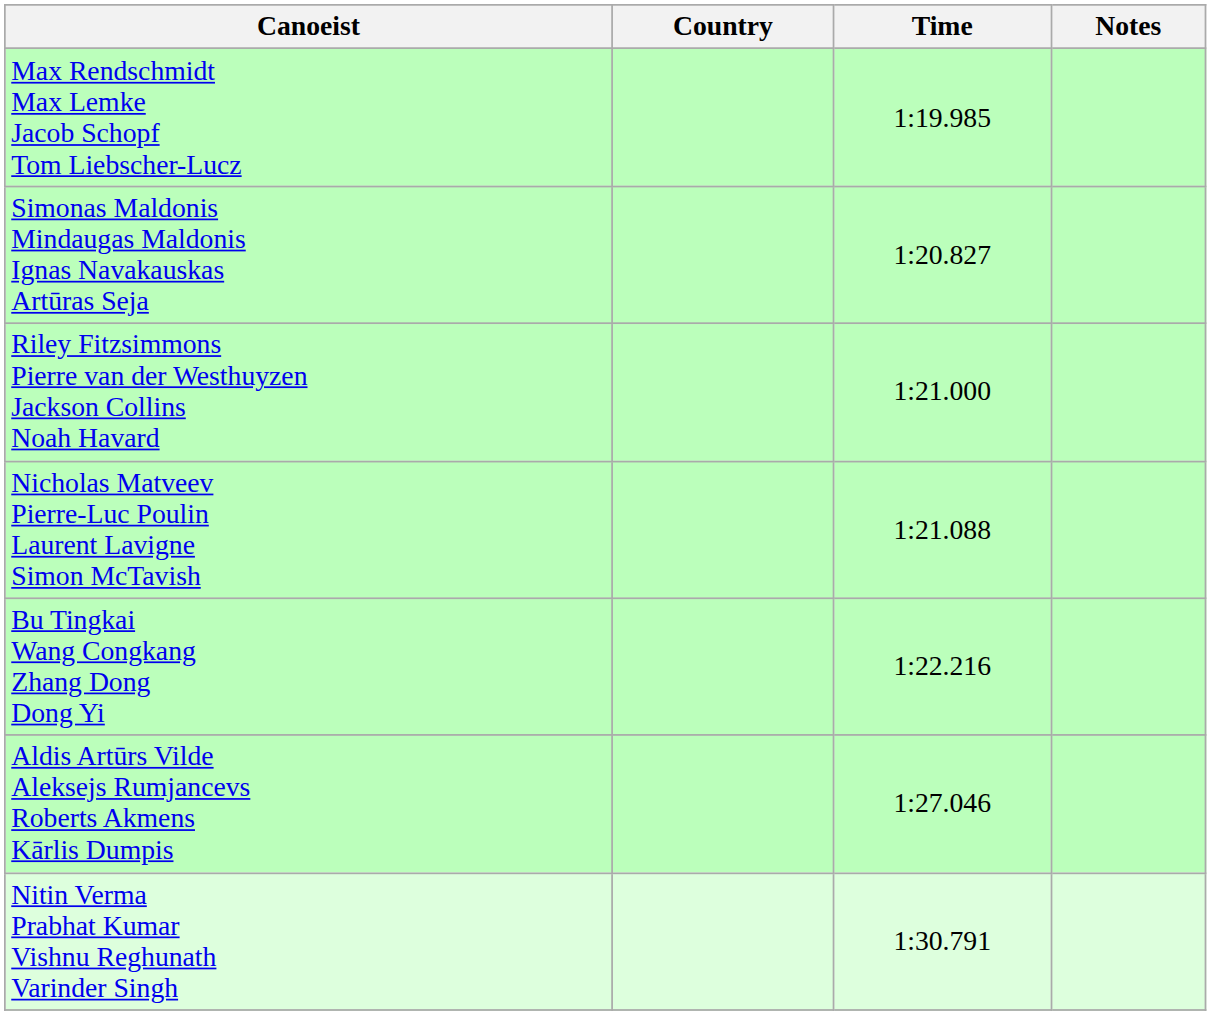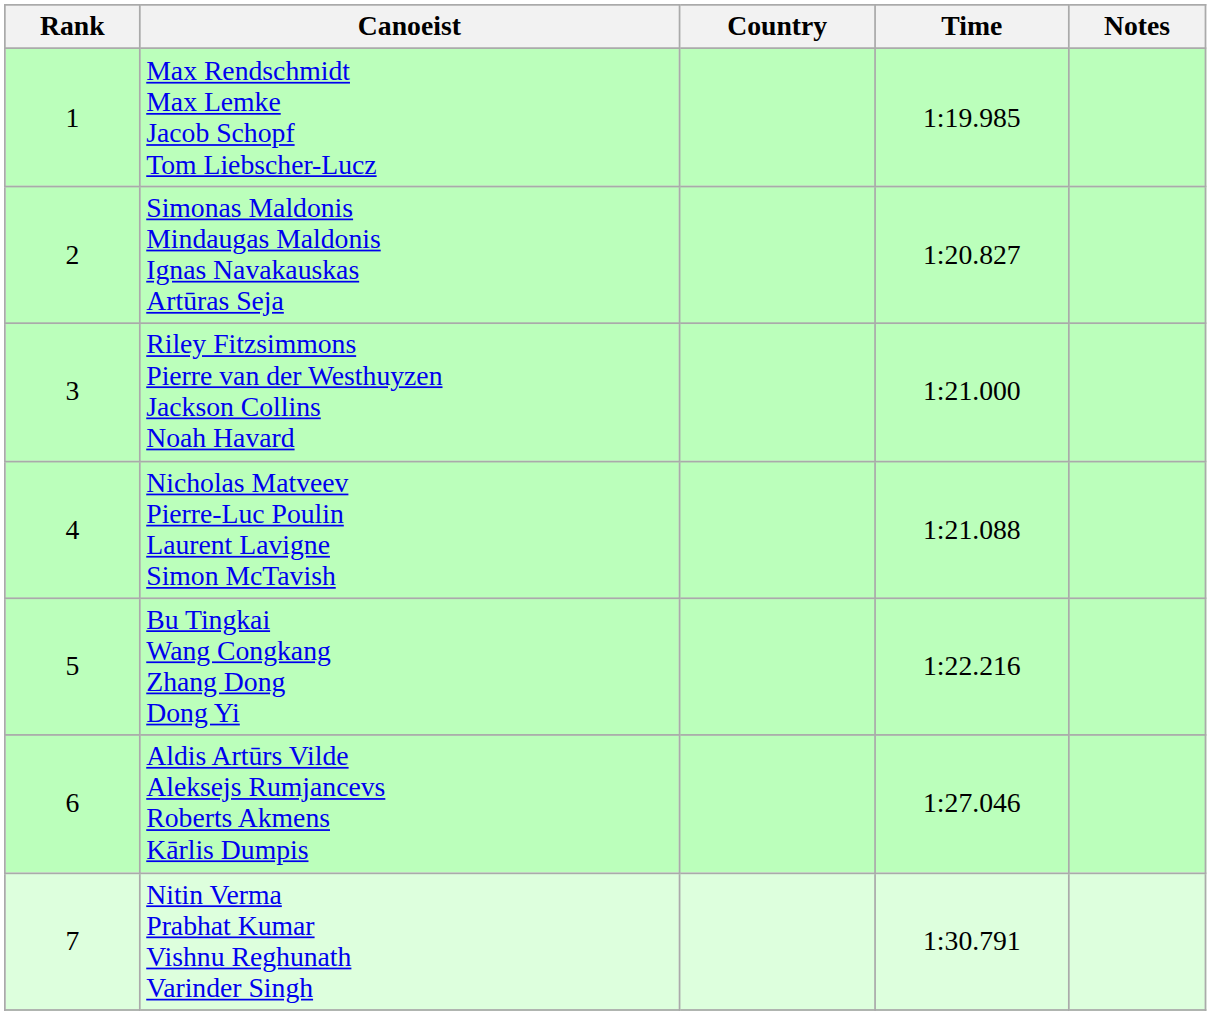+ column: (72, 26)
